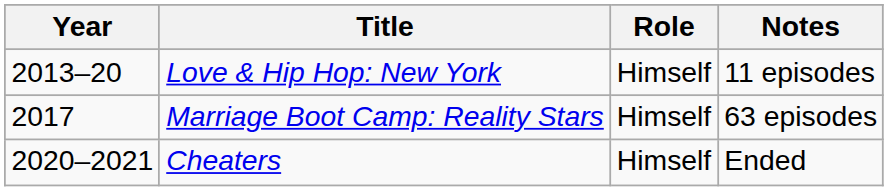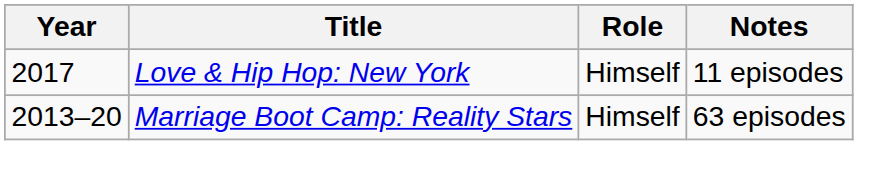(67, 71) 2013–20 -> (43, 71) 2017
(43, 116) 2017 -> (67, 116) 2013–20
- row: (224, 161)
